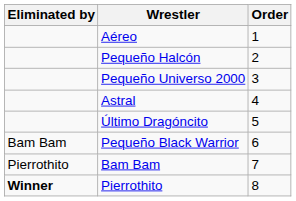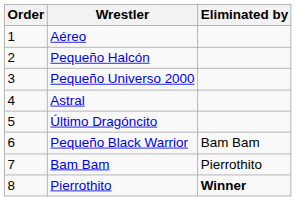columns swapped: (270, 15) <-> (51, 15)
